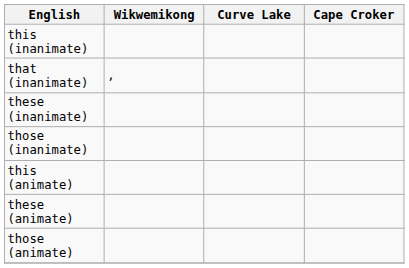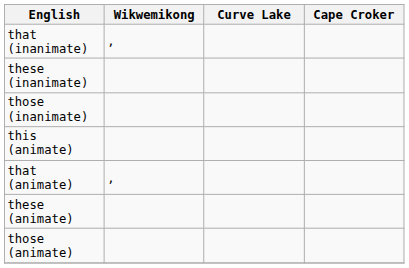- row: (48, 41)
+ row: (40, 177)
